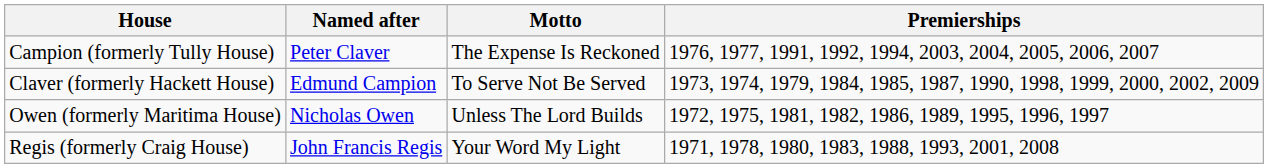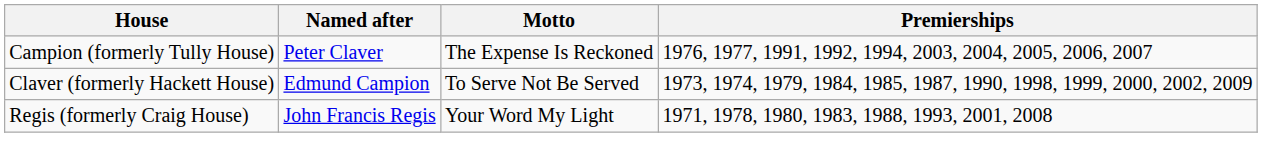- row: (145, 115)
